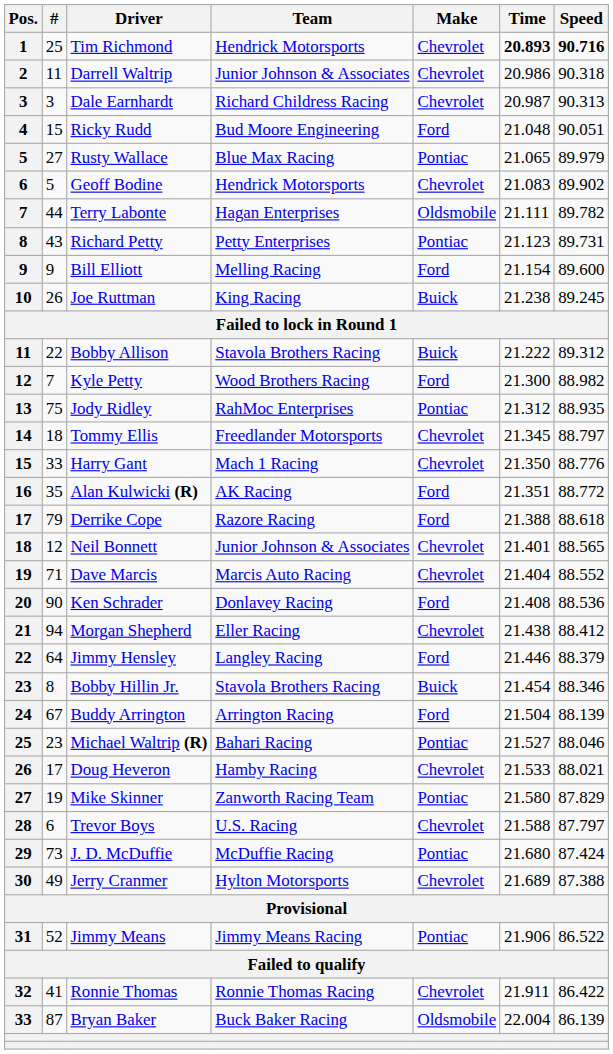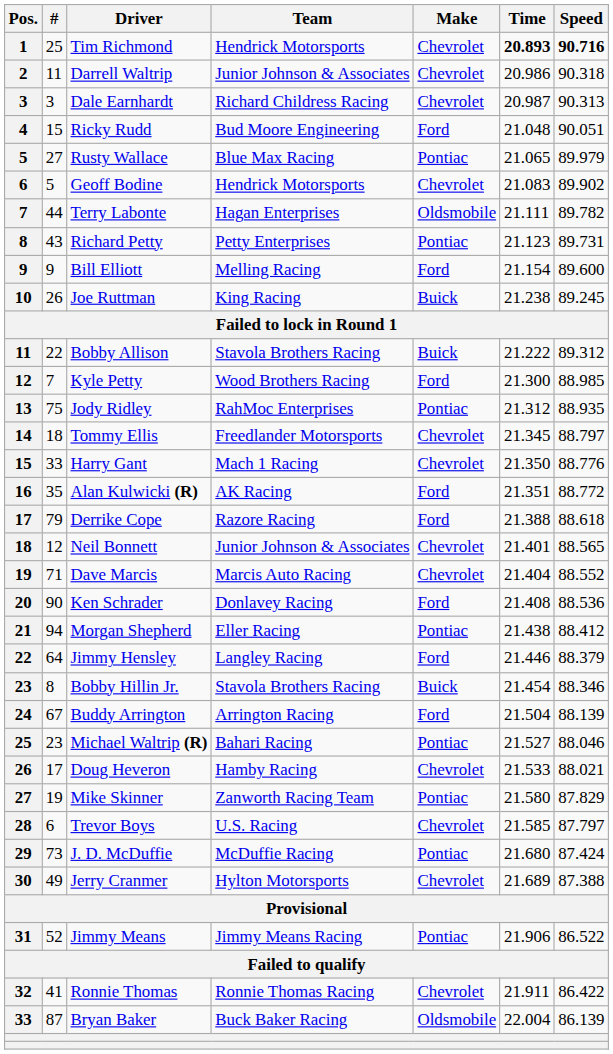(581, 380) 88.982 -> (581, 380) 88.985
(451, 630) Chevrolet -> (443, 630) Pontiac
(527, 825) 21.588 -> (527, 825) 21.585
